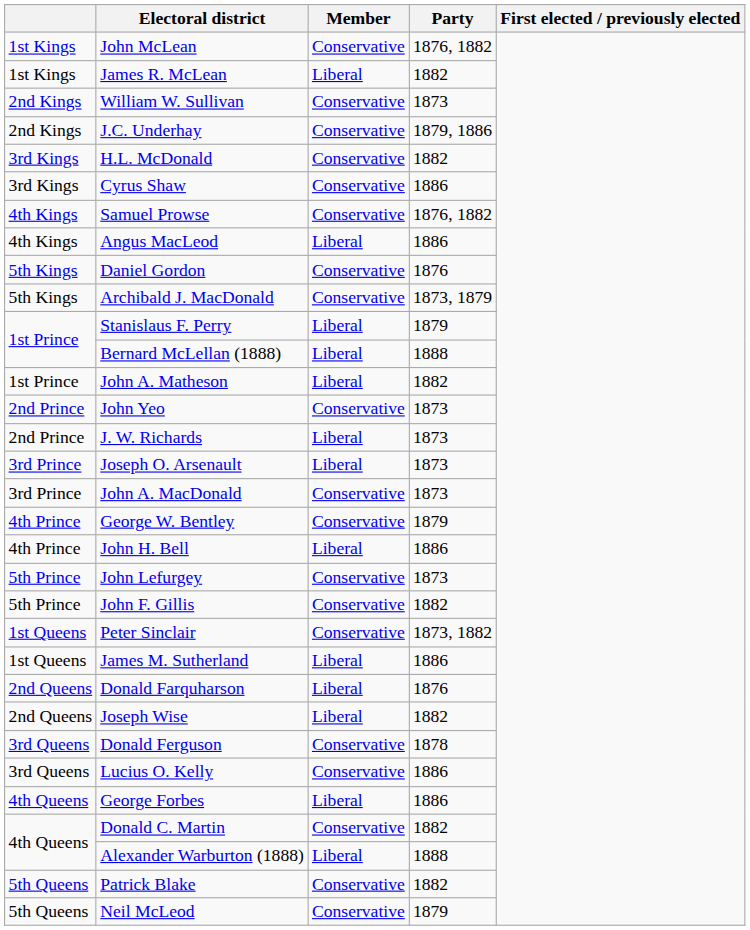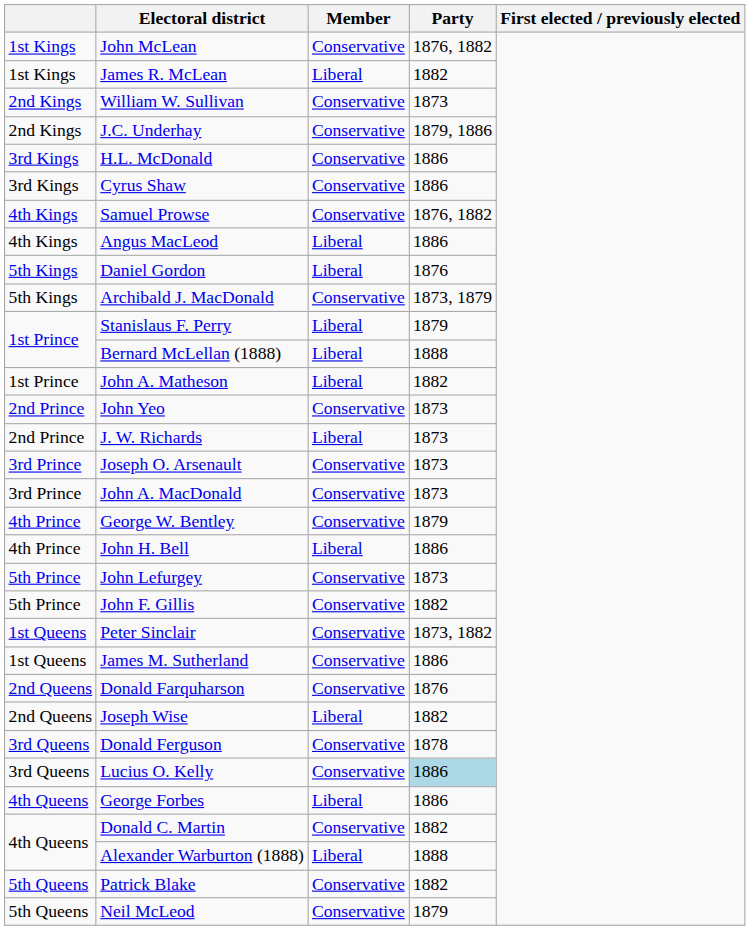(431, 158) 1882 -> (431, 158) 1886
(358, 269) Conservative -> (337, 269) Liberal
(337, 465) Liberal -> (358, 465) Conservative
(337, 660) Liberal -> (358, 660) Conservative
(337, 688) Liberal -> (358, 688) Conservative
(431, 772) no background -> (431, 772) lightblue background
